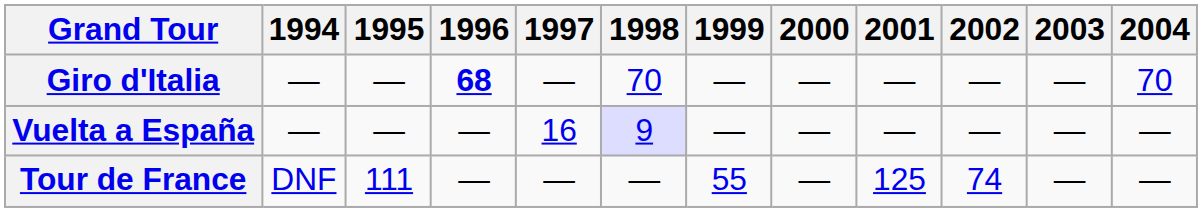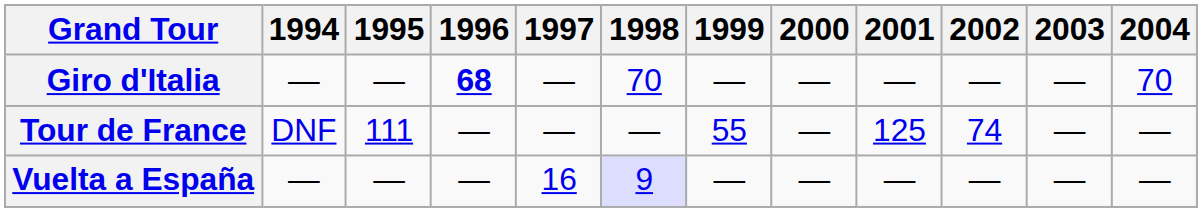rows swapped: (133, 180) <-> (133, 130)
